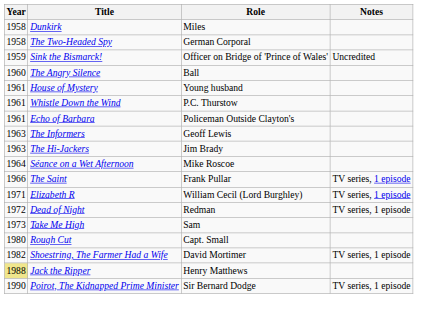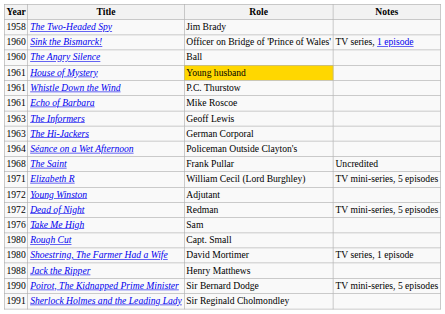- row: (46, 27)
(217, 42) German Corporal -> (206, 27) Jim Brady
(16, 57) 1959 -> (16, 42) 1960
(354, 57) Uncredited -> (375, 42) TV series, 1 episode
(213, 88) no background -> (216, 73) gold background
(239, 118) Policeman Outside Clayton's -> (212, 103) Mike Roscoe
(203, 149) Jim Brady -> (220, 133) German Corporal
(209, 164) Mike Roscoe -> (242, 149) Policeman Outside Clayton's
(16, 179) 1966 -> (16, 164) 1968
(371, 179) TV series, 1 episode -> (357, 164) Uncredited
(371, 194) TV series, 1 episode -> (387, 179) TV mini-series, 5 episodes
+ row: (59, 194)
(371, 210) TV series, 1 episode -> (387, 210) TV mini-series, 5 episodes
(16, 225) 1973 -> (16, 225) 1976
(16, 255) 1982 -> (16, 255) 1980
(16, 270) khaki background -> (16, 270) no background
(371, 286) TV series, 1 episode -> (387, 286) TV mini-series, 5 episodes
+ row: (106, 301)
